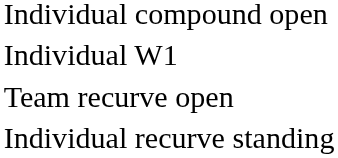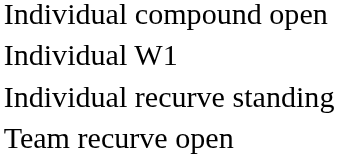rows swapped: (169, 138) <-> (119, 96)
